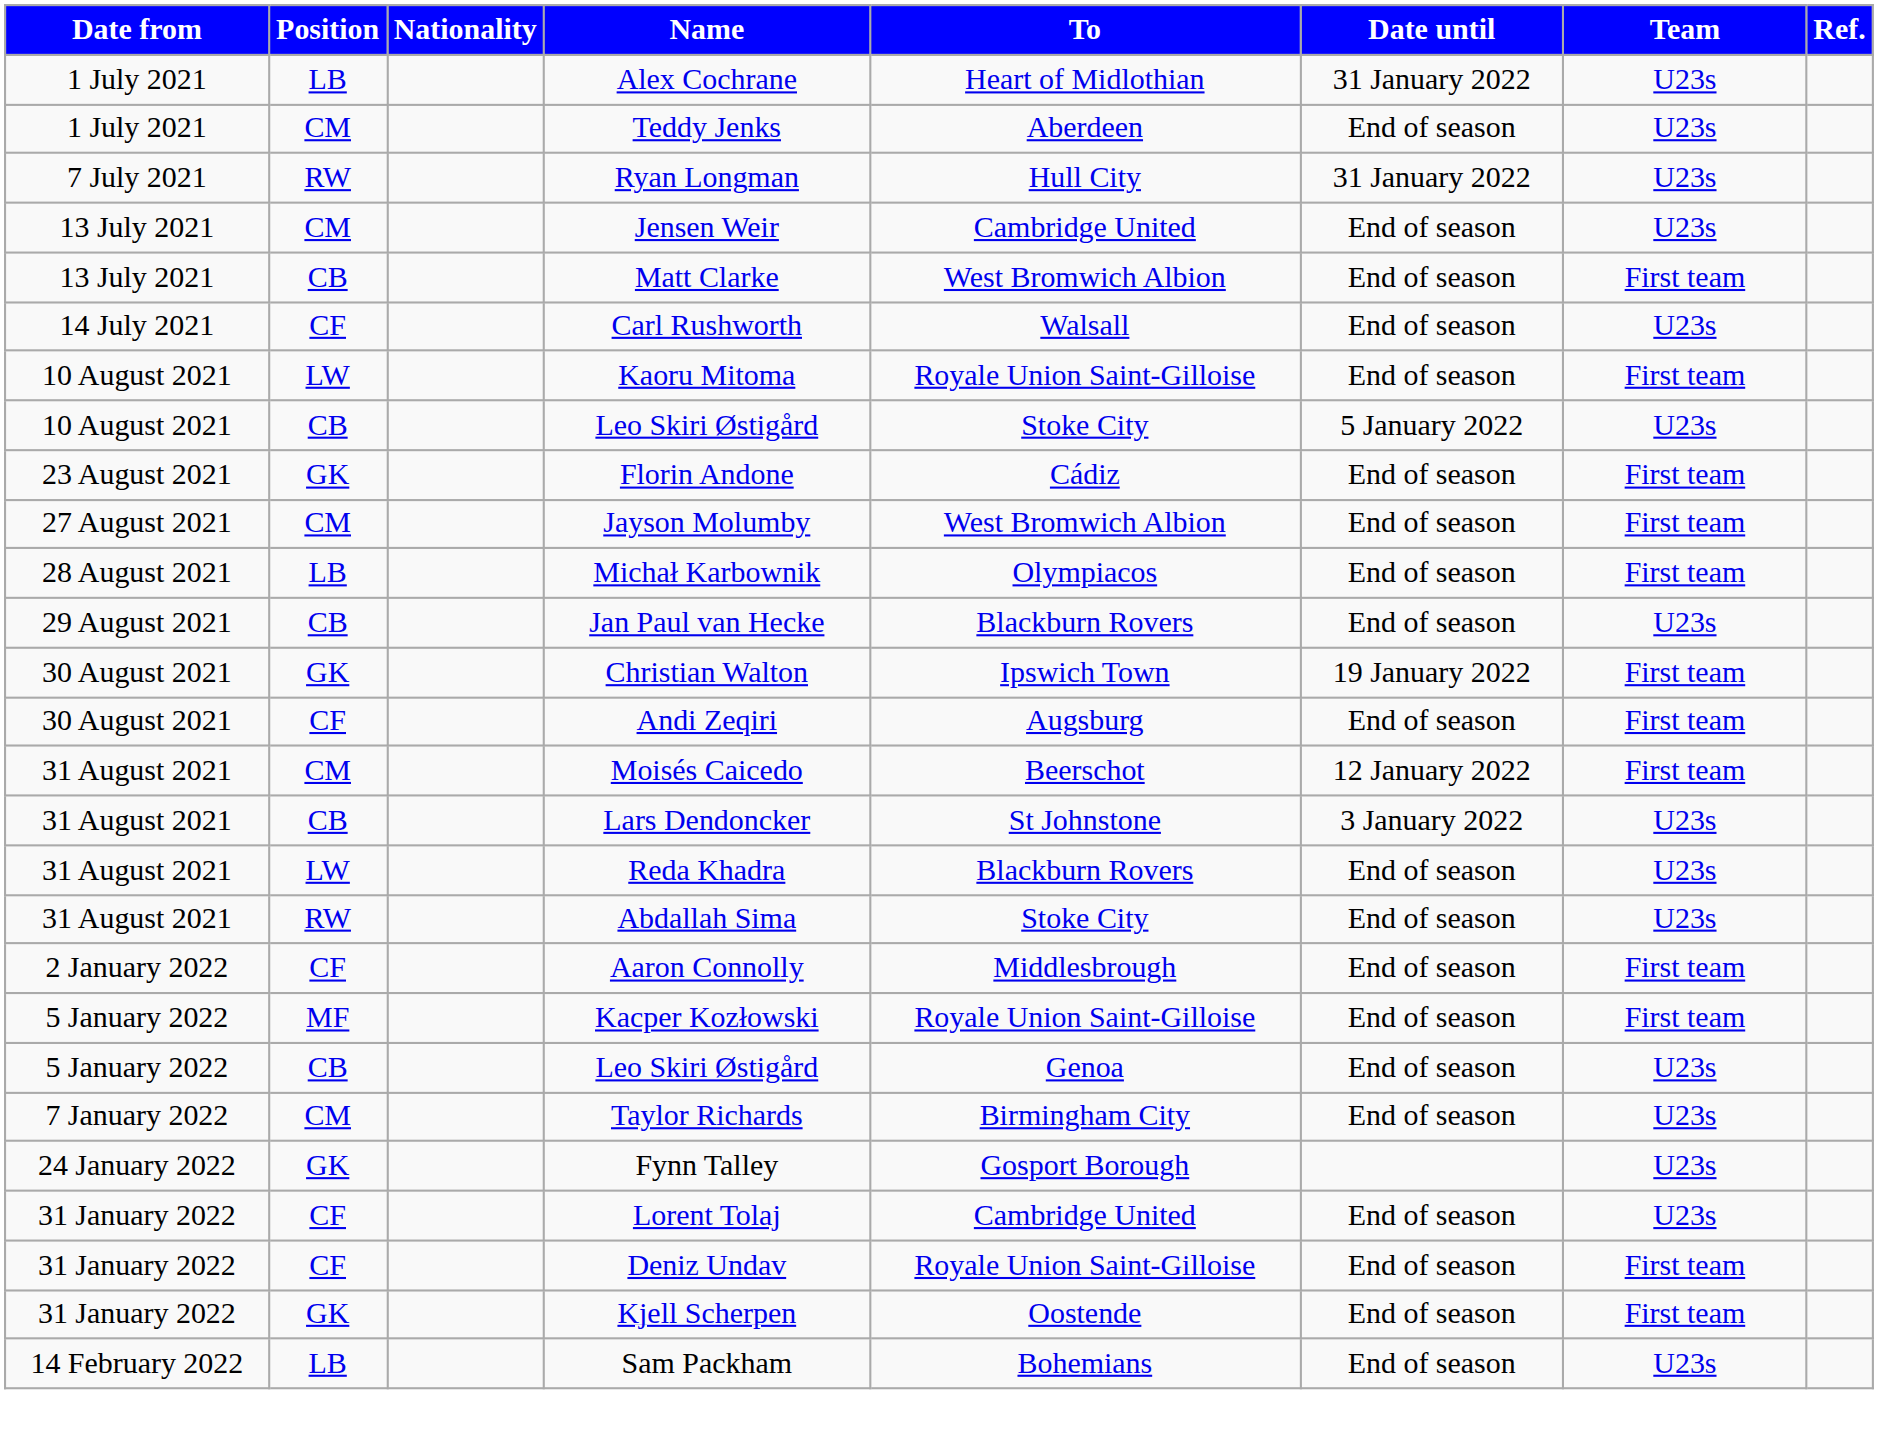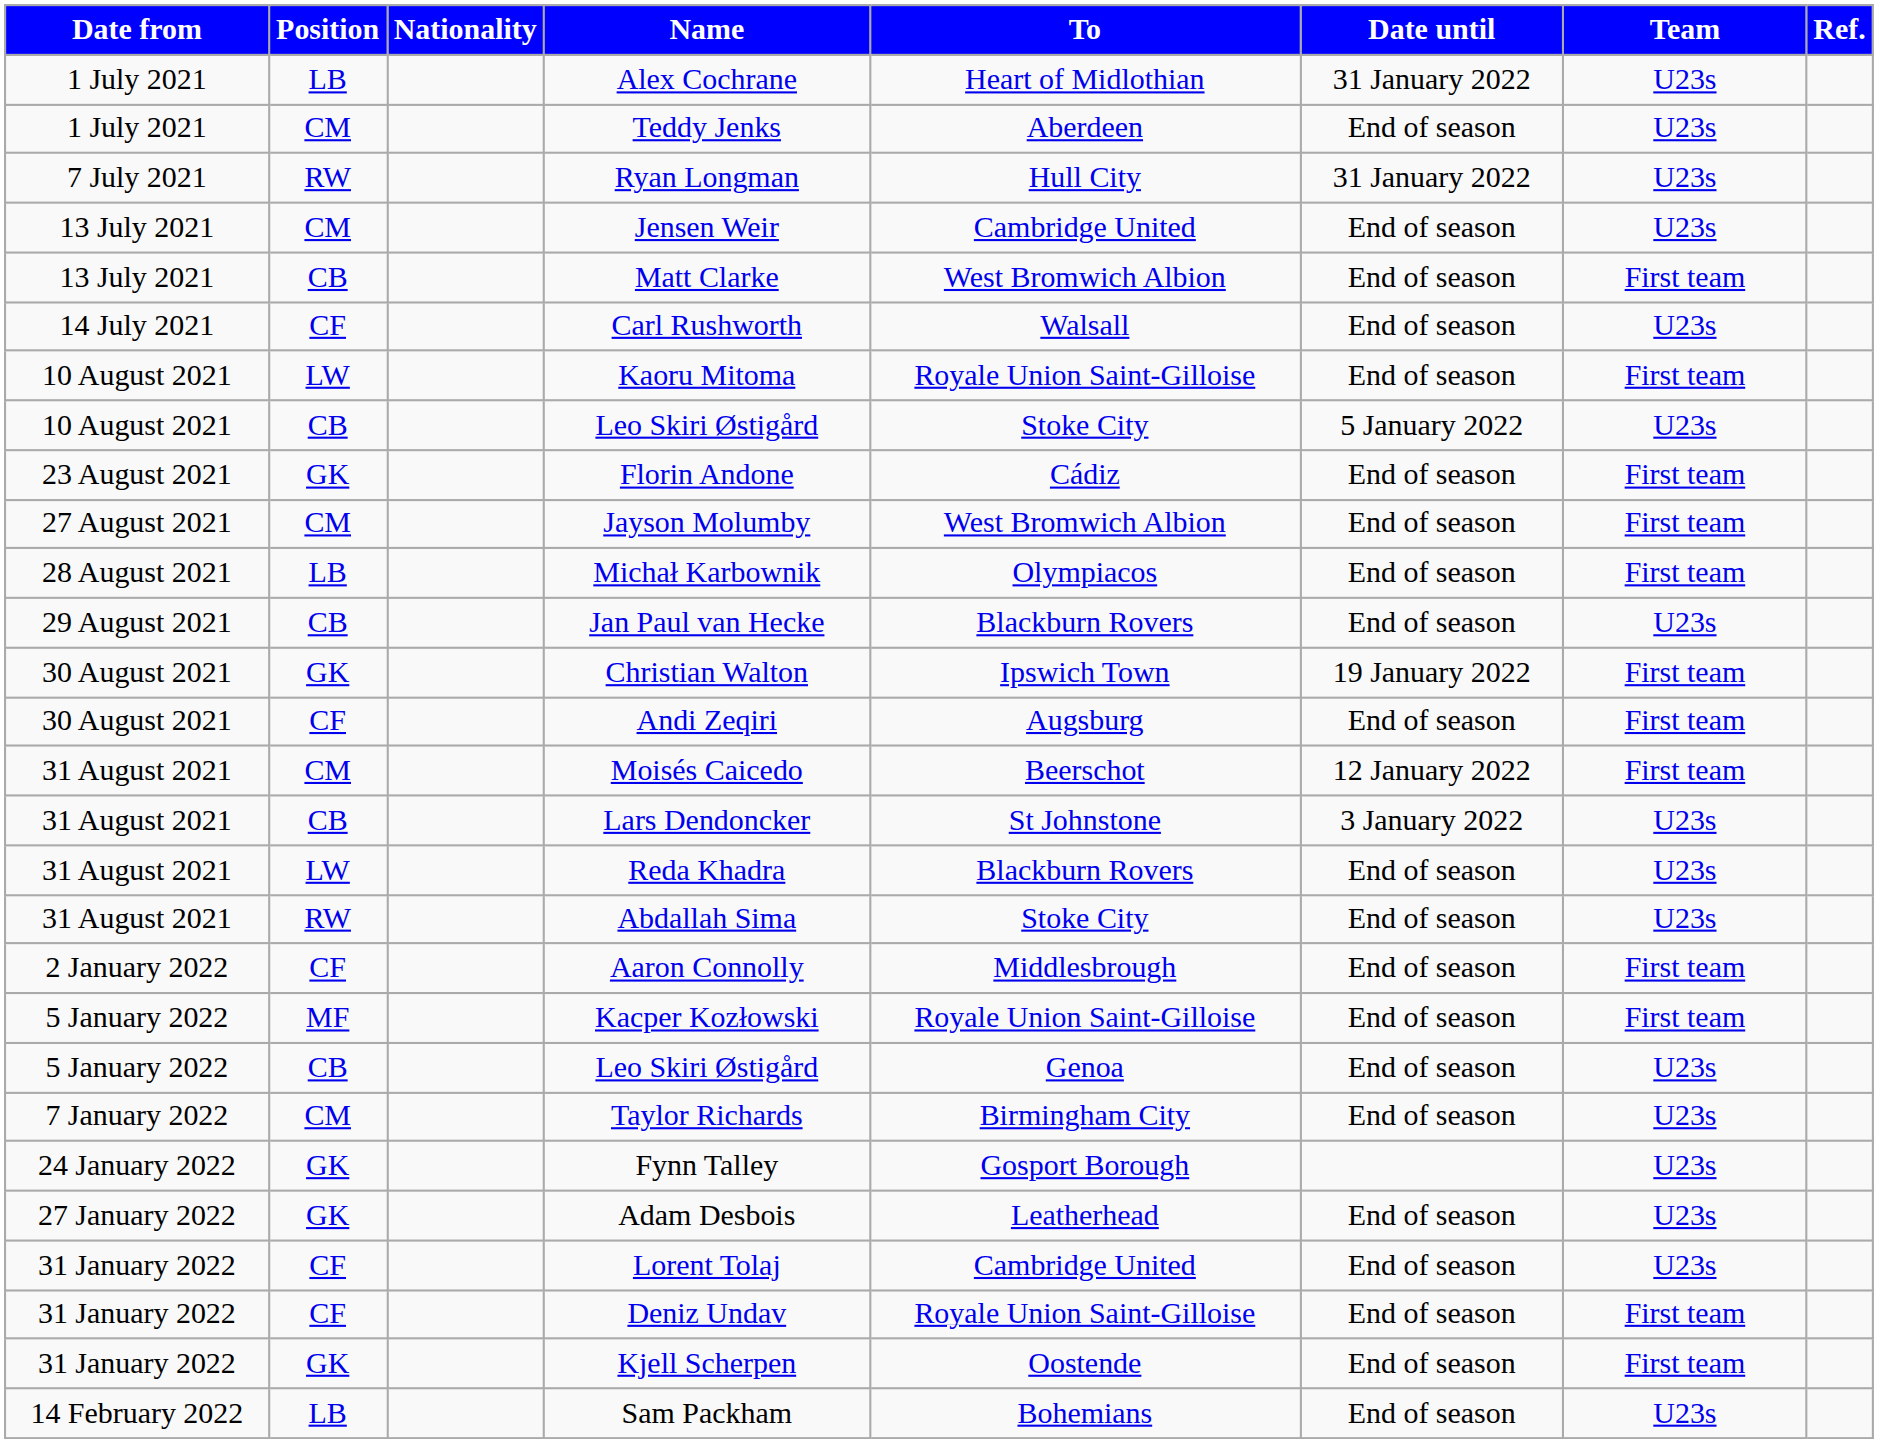+ row: (137, 1215)
